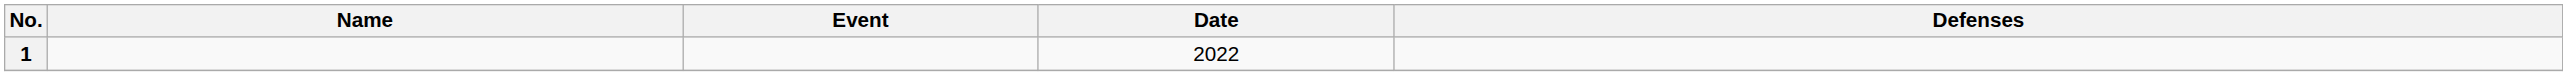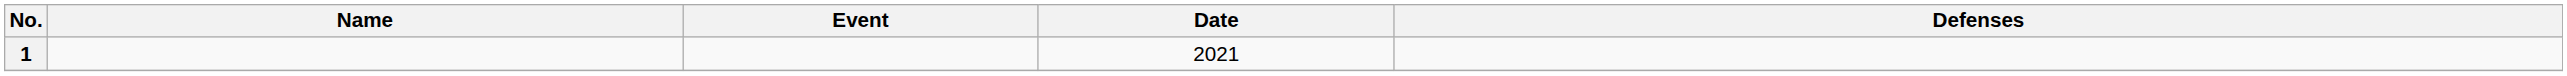(1216, 53) 2022 -> (1216, 53) 2021
